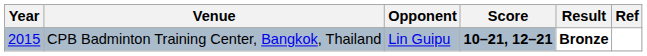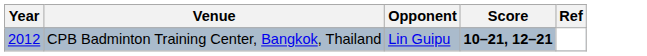- column: (584, 16)
(24, 39) 2015 -> (24, 39) 2012
